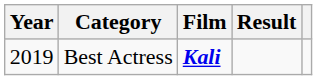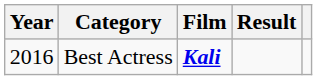(32, 56) 2019 -> (32, 56) 2016
